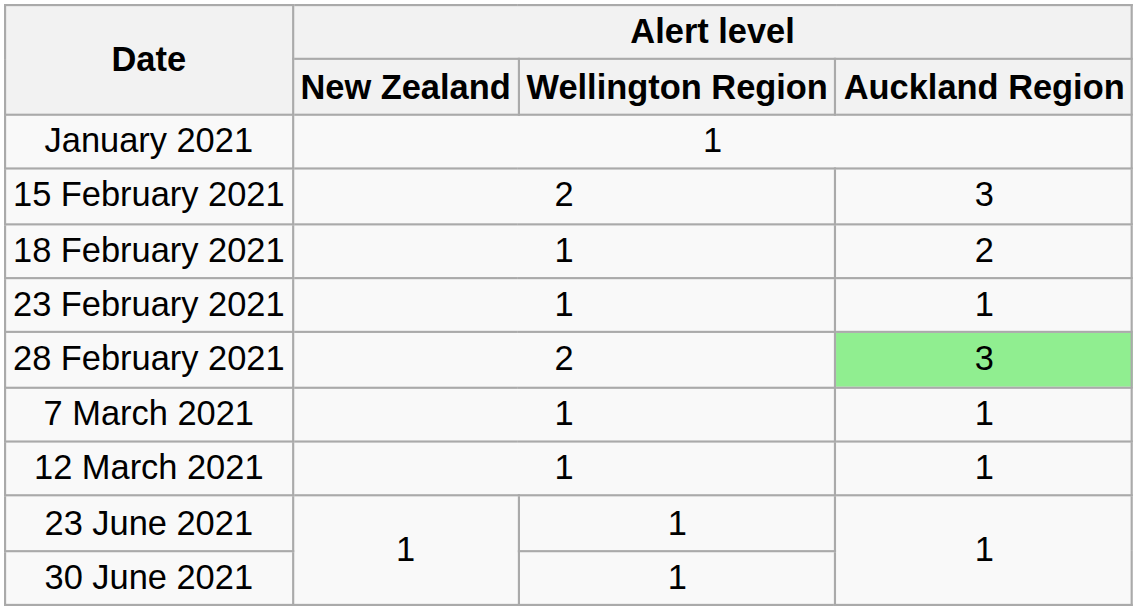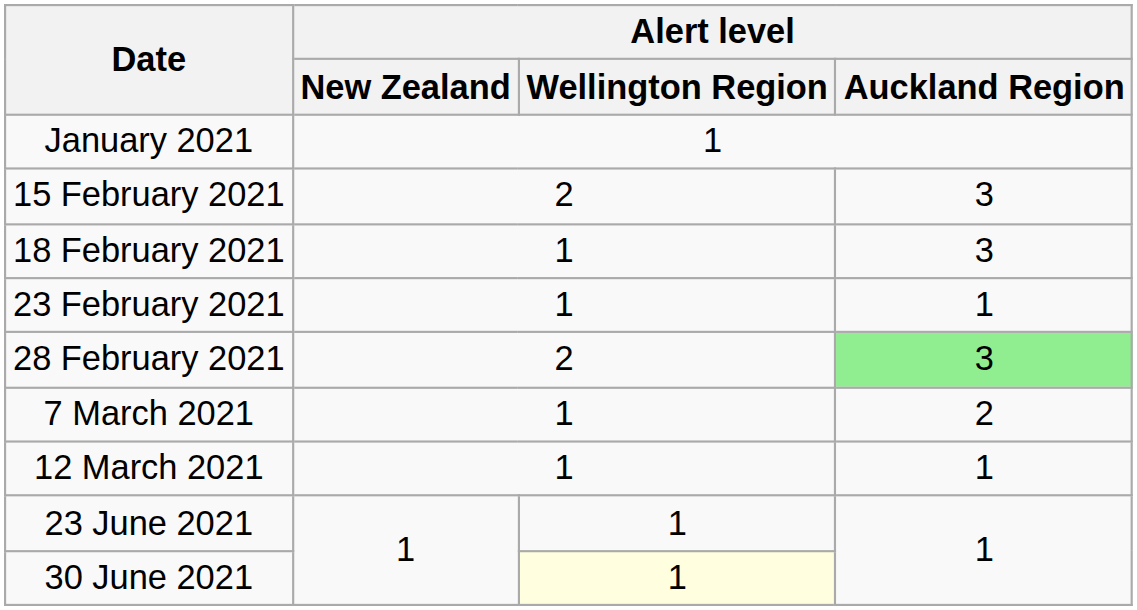(984, 250) 2 -> (984, 250) 3
(984, 413) 1 -> (984, 413) 2
(677, 577) no background -> (677, 577) lightyellow background
